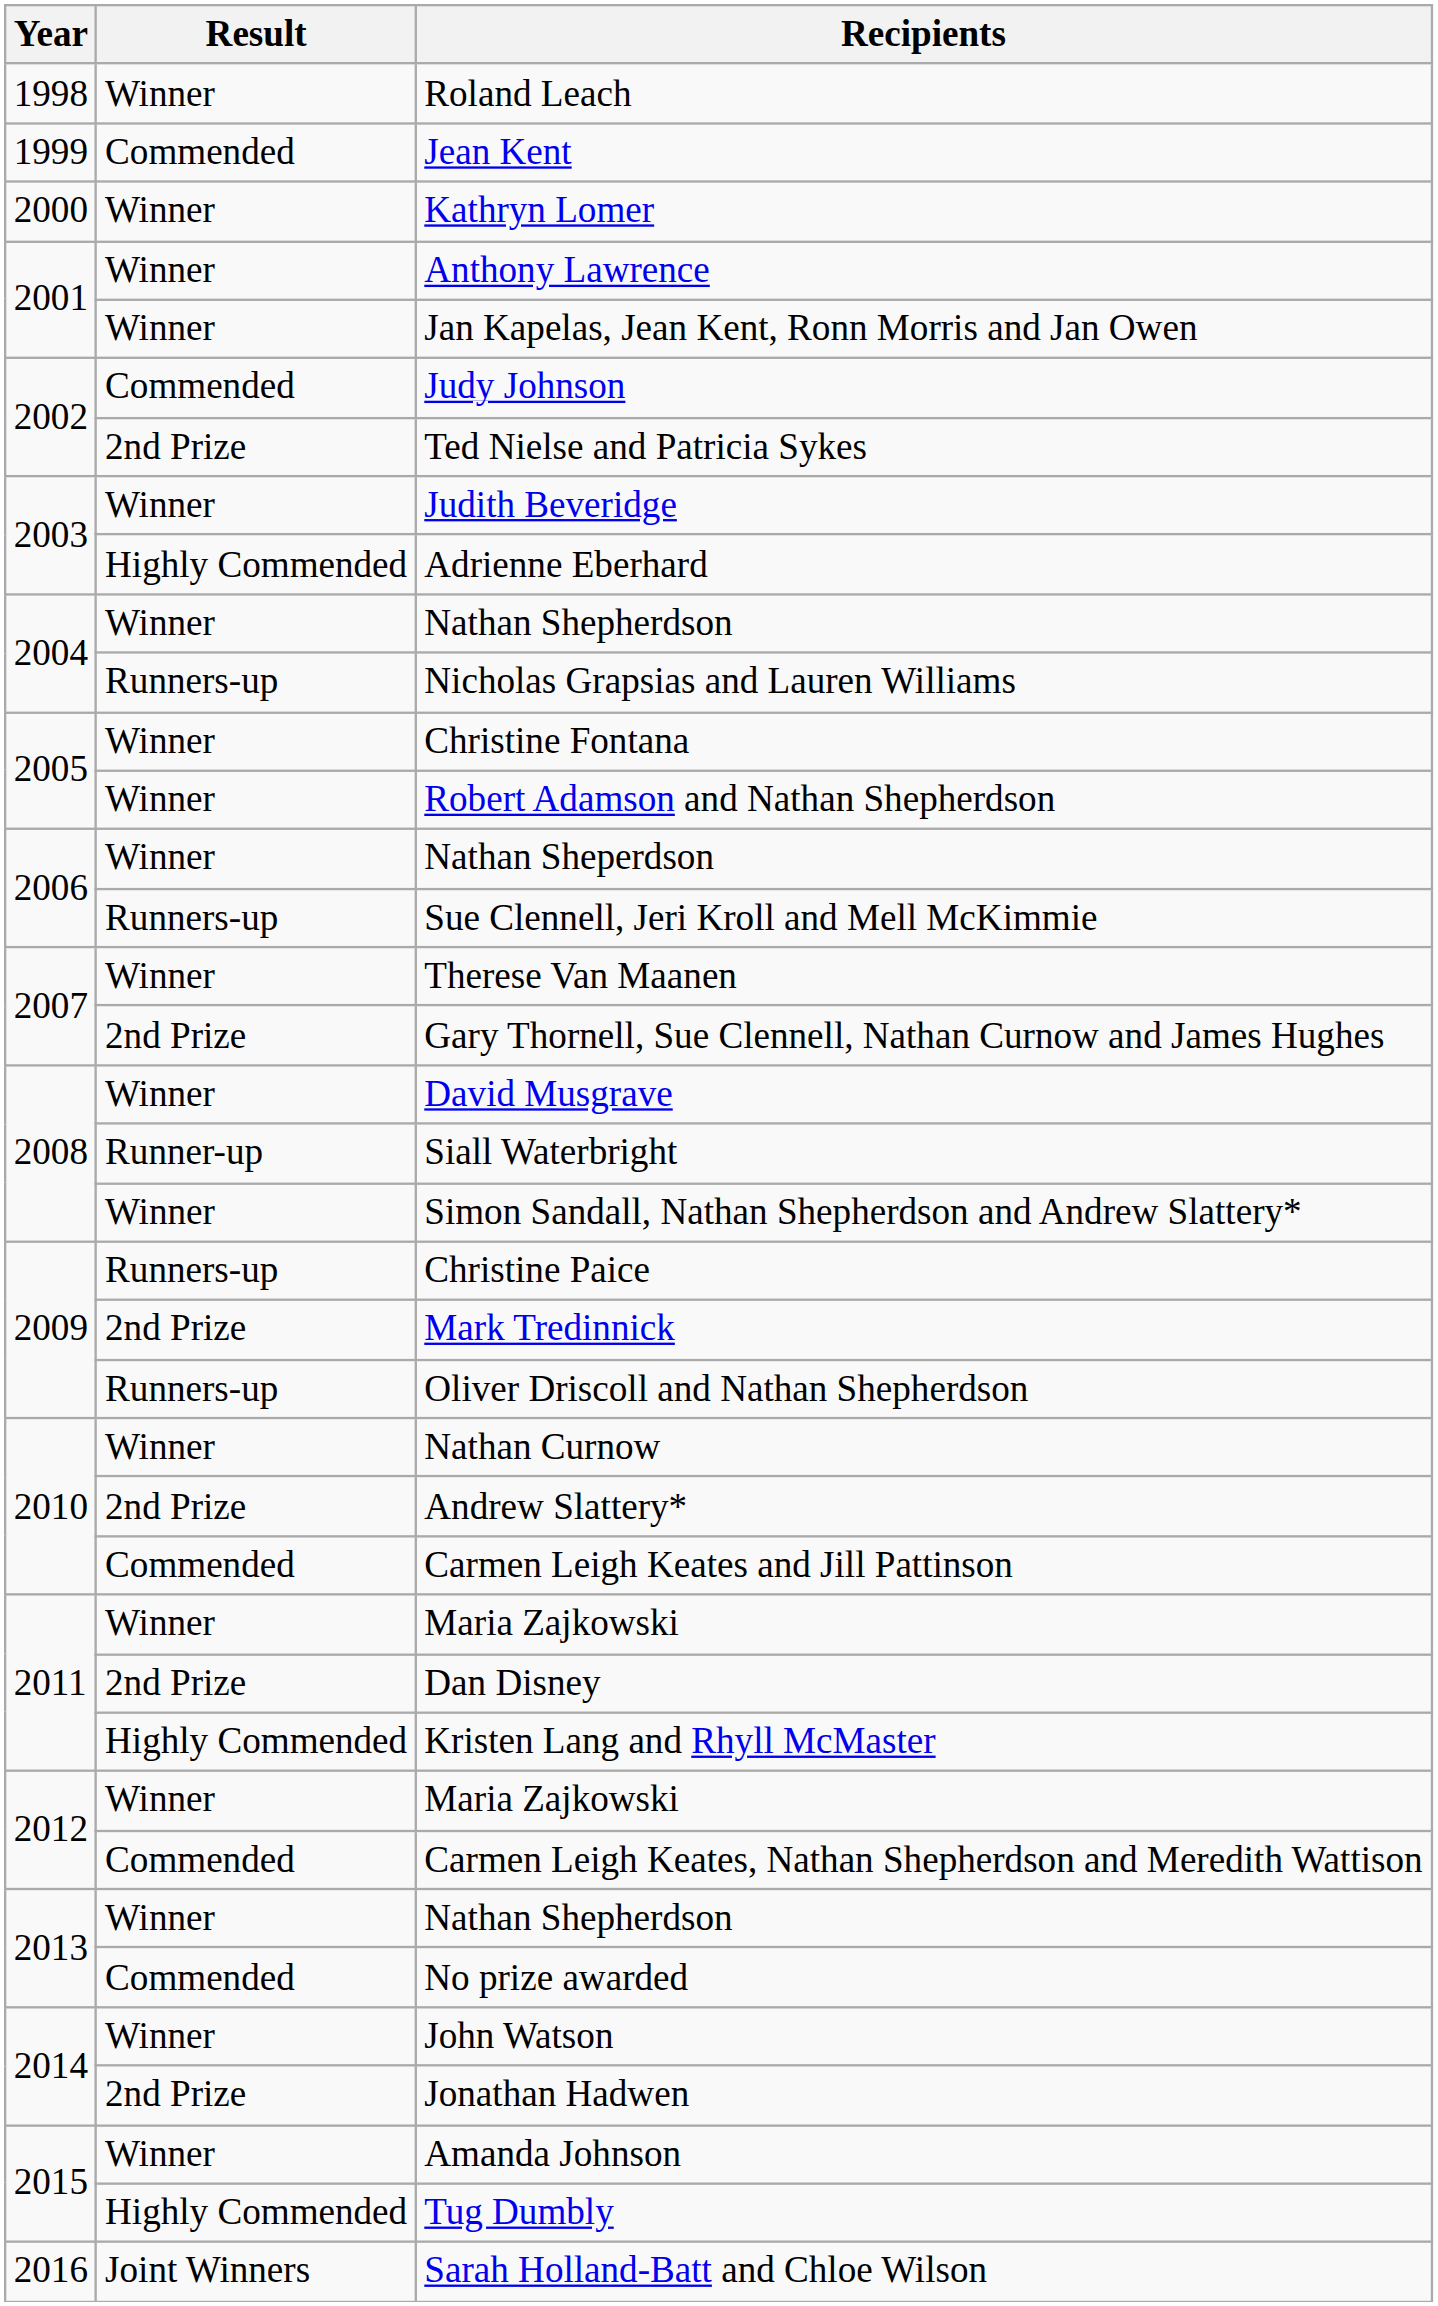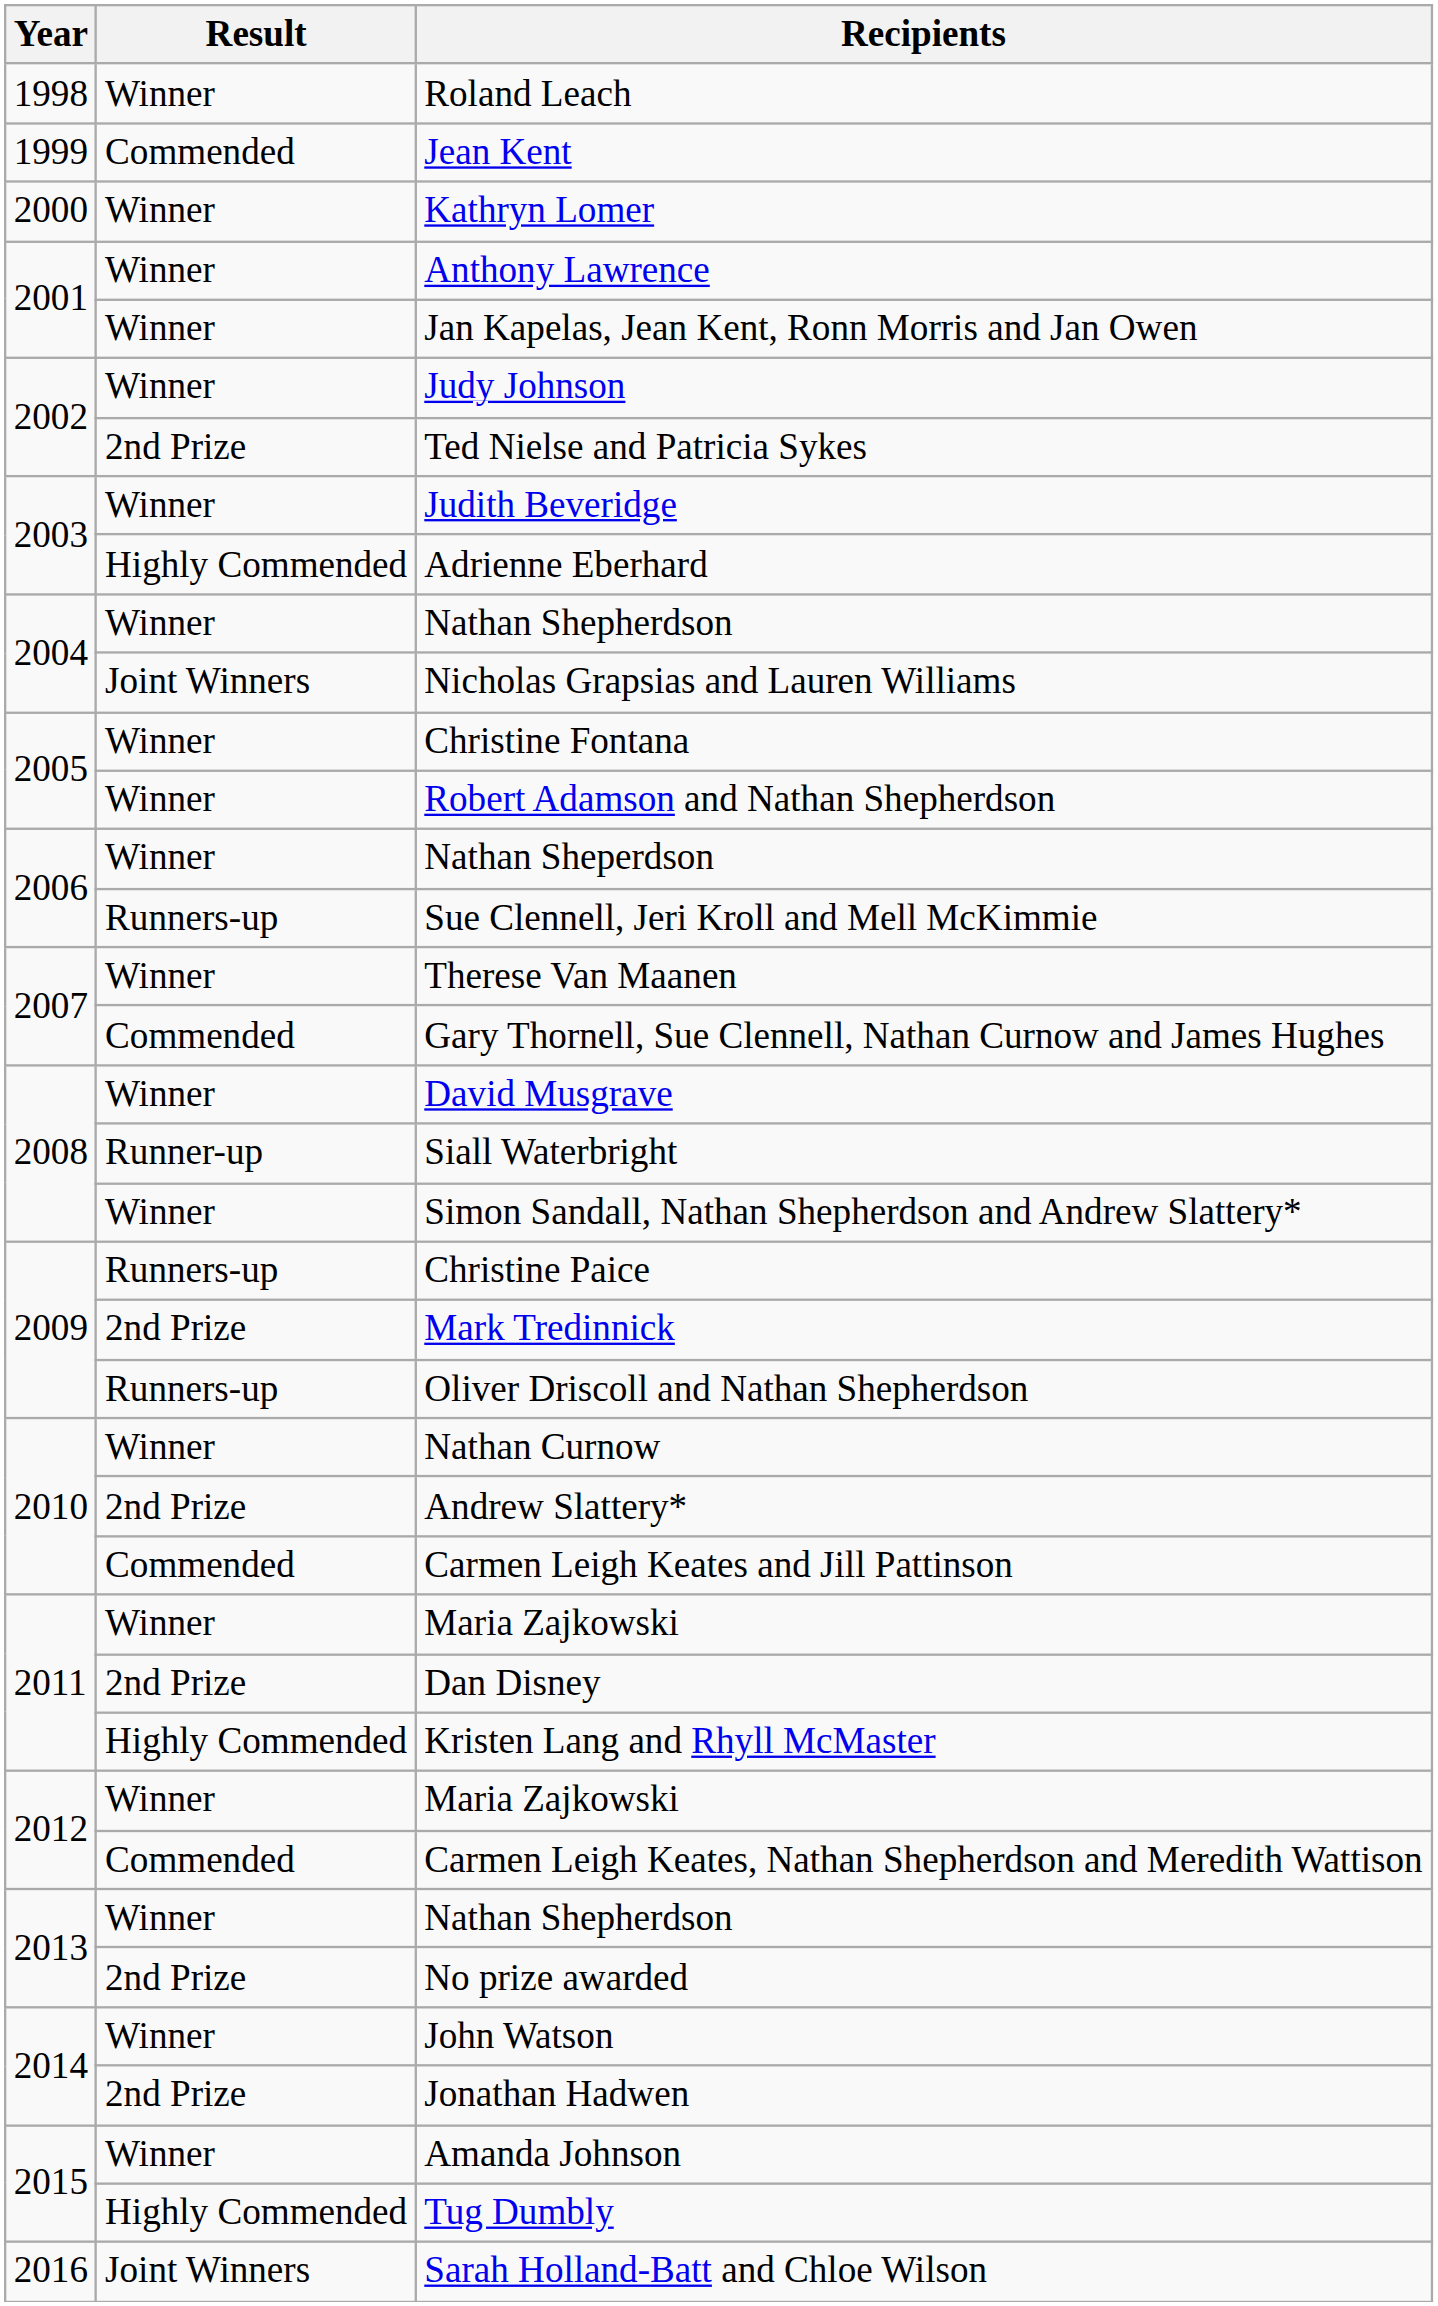(200, 387) Commended -> (160, 387) Winner
(192, 681) Runners-up -> (208, 681) Joint Winners
(176, 1034) 2nd Prize -> (200, 1034) Commended
(200, 1976) Commended -> (176, 1976) 2nd Prize
